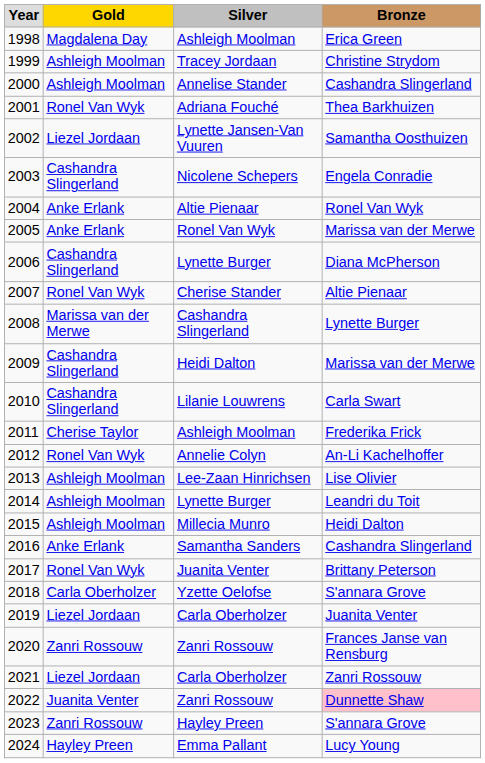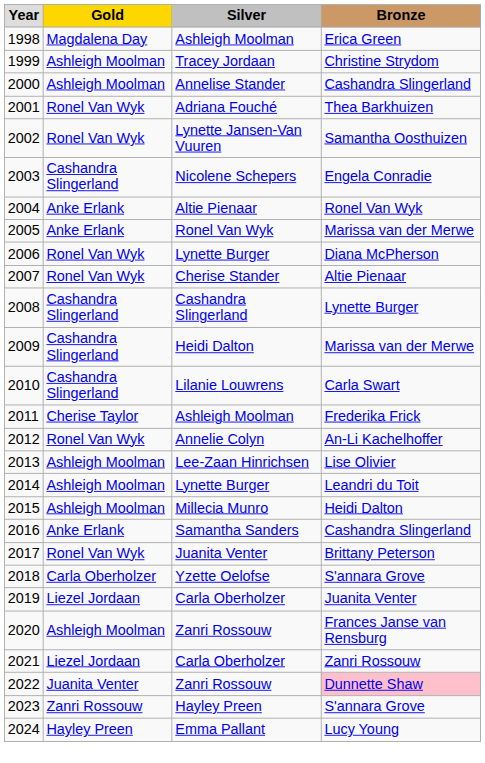(93, 138) Liezel Jordaan -> (95, 138) Ronel Van Wyk
(82, 261) Cashandra Slingerland -> (95, 253) Ronel Van Wyk
(98, 323) Marissa van der Merwe -> (82, 307) Cashandra Slingerland
(94, 646) Zanri Rossouw -> (106, 630) Ashleigh Moolman
